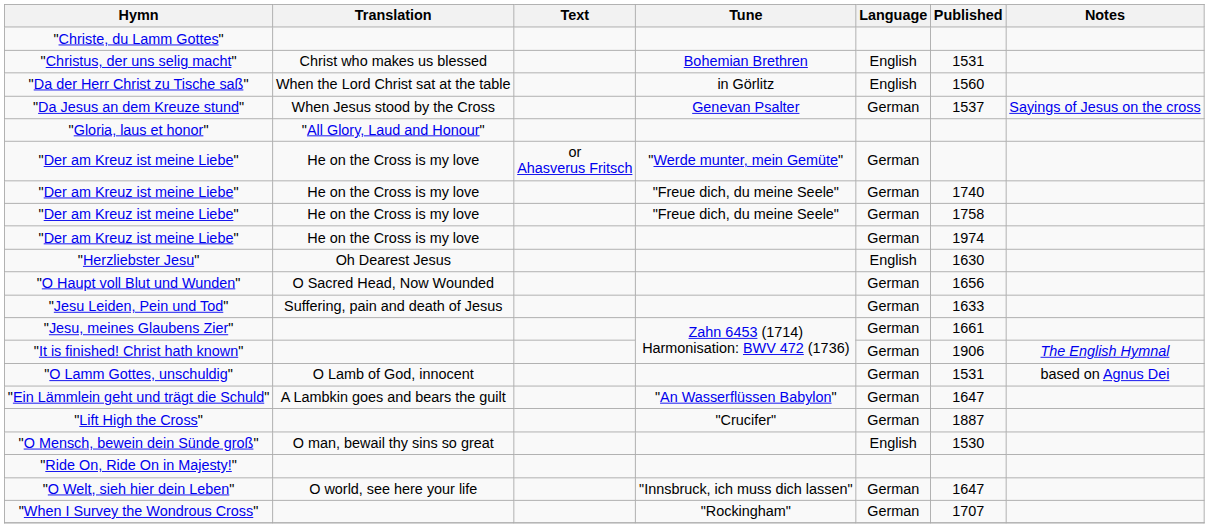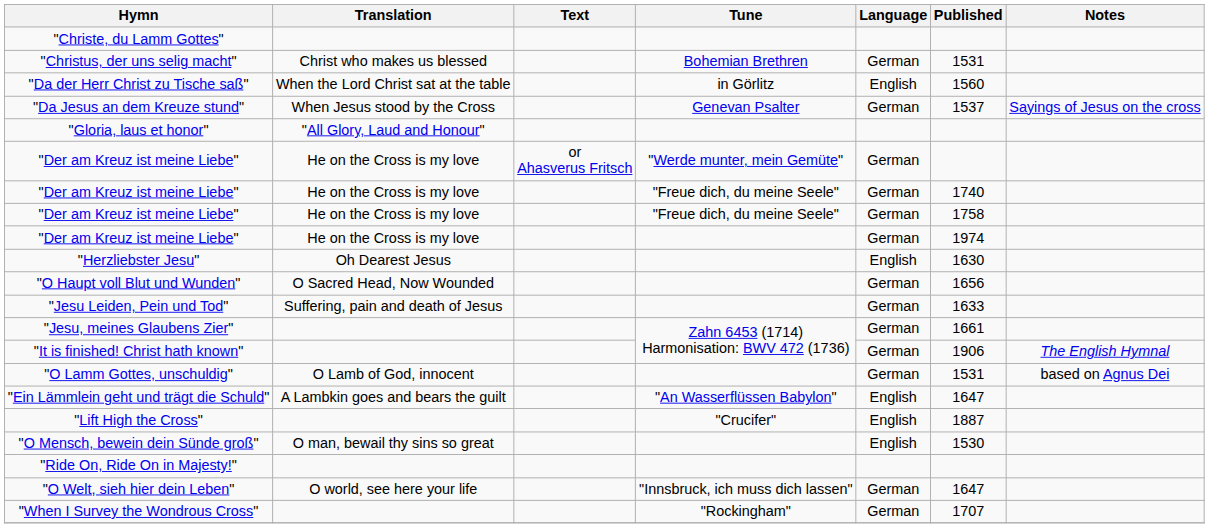(893, 61) English -> (893, 61) German
(893, 397) German -> (893, 397) English
(893, 420) German -> (893, 420) English
